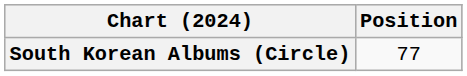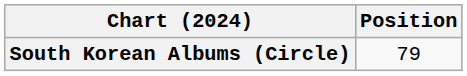(409, 54) 77 -> (409, 54) 79
